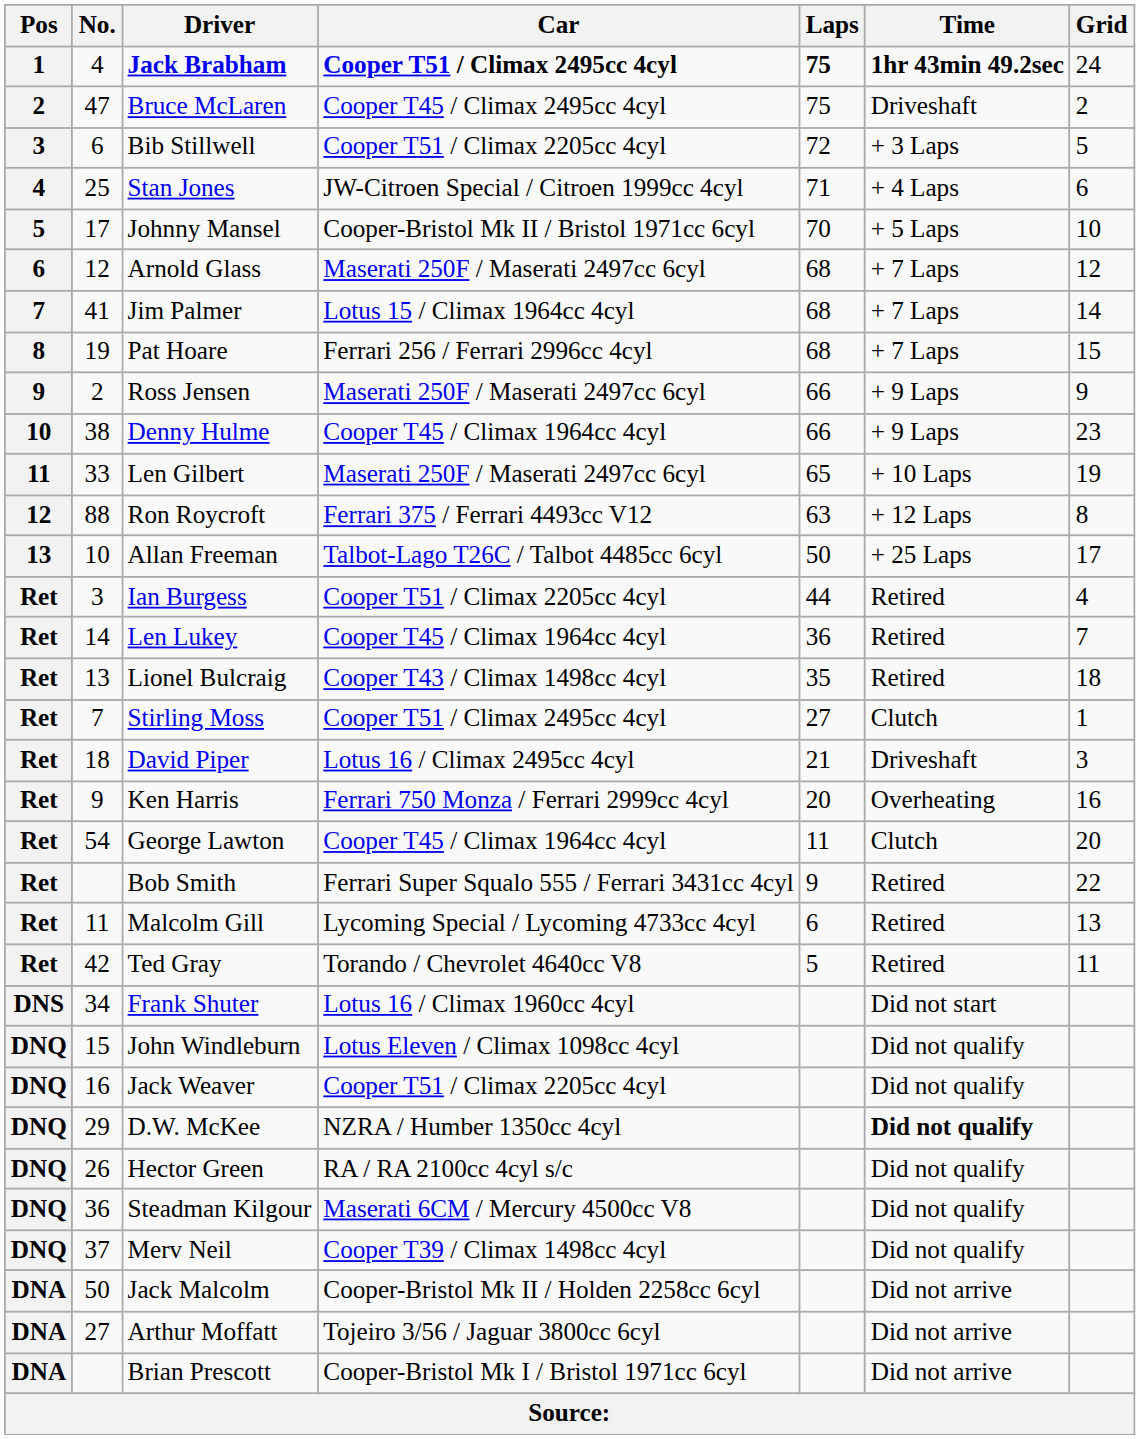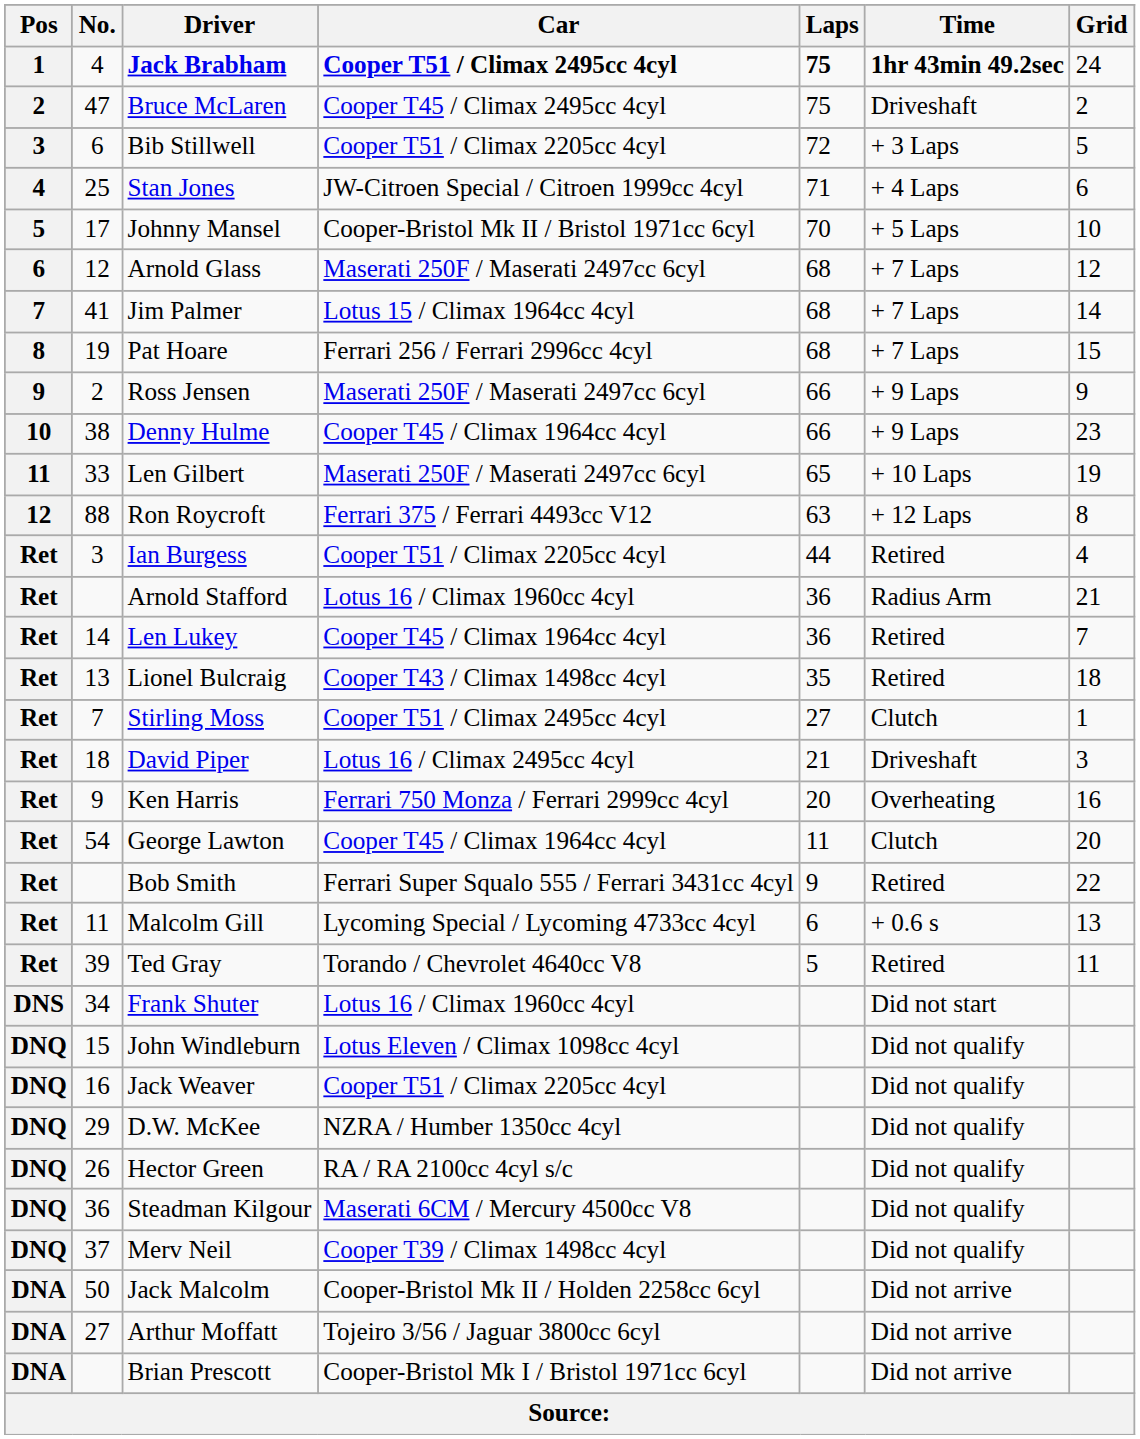- row: (203, 555)
+ row: (207, 596)
(908, 923) Retired -> (905, 923) + 0.6 s
(97, 964) 42 -> (97, 964) 39
(952, 1127) bold -> (948, 1127) normal
